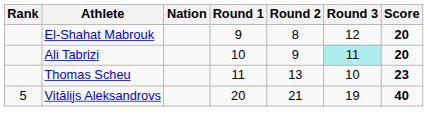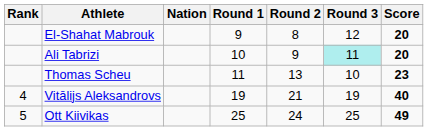(23, 95) 5 -> (23, 95) 4
(238, 95) 20 -> (238, 95) 19
+ row: (77, 116)
